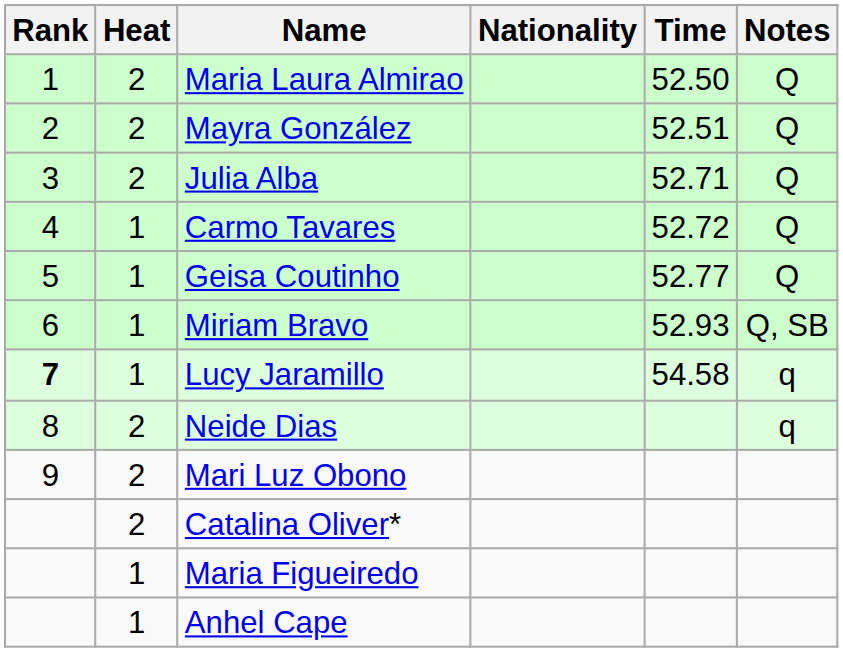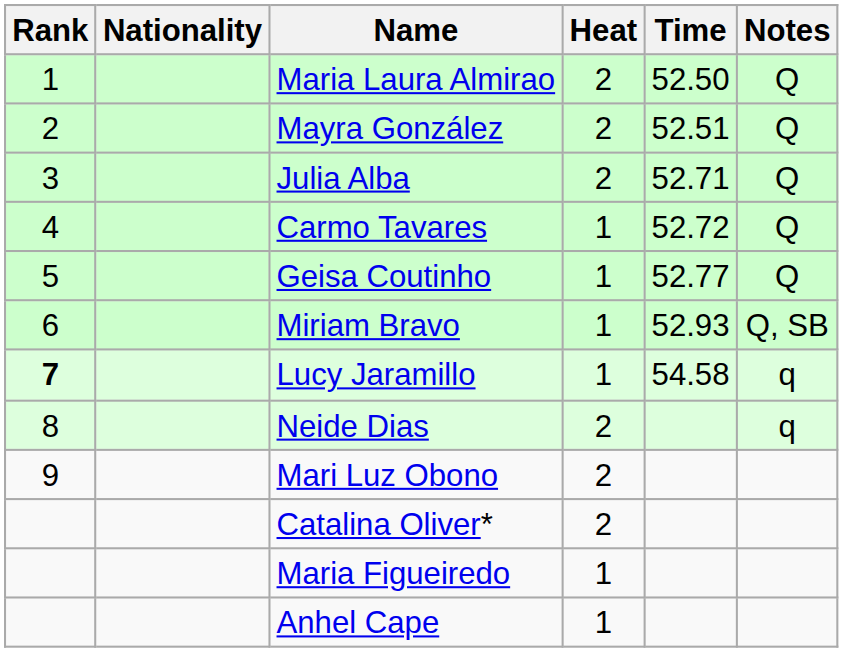columns swapped: (137, 30) <-> (558, 30)
